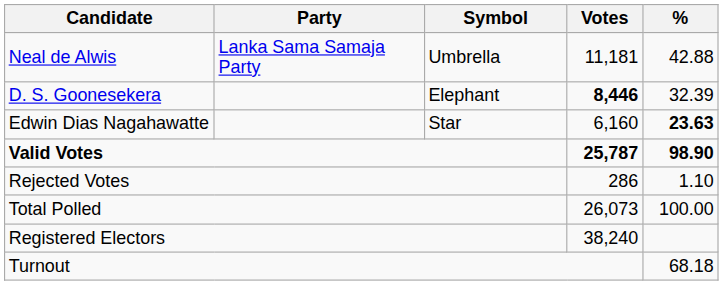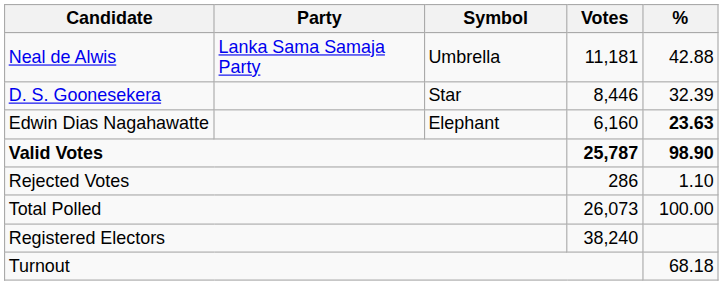(464, 95) Elephant -> (445, 95) Star
(616, 95) bold -> (616, 95) normal
(445, 124) Star -> (464, 124) Elephant
